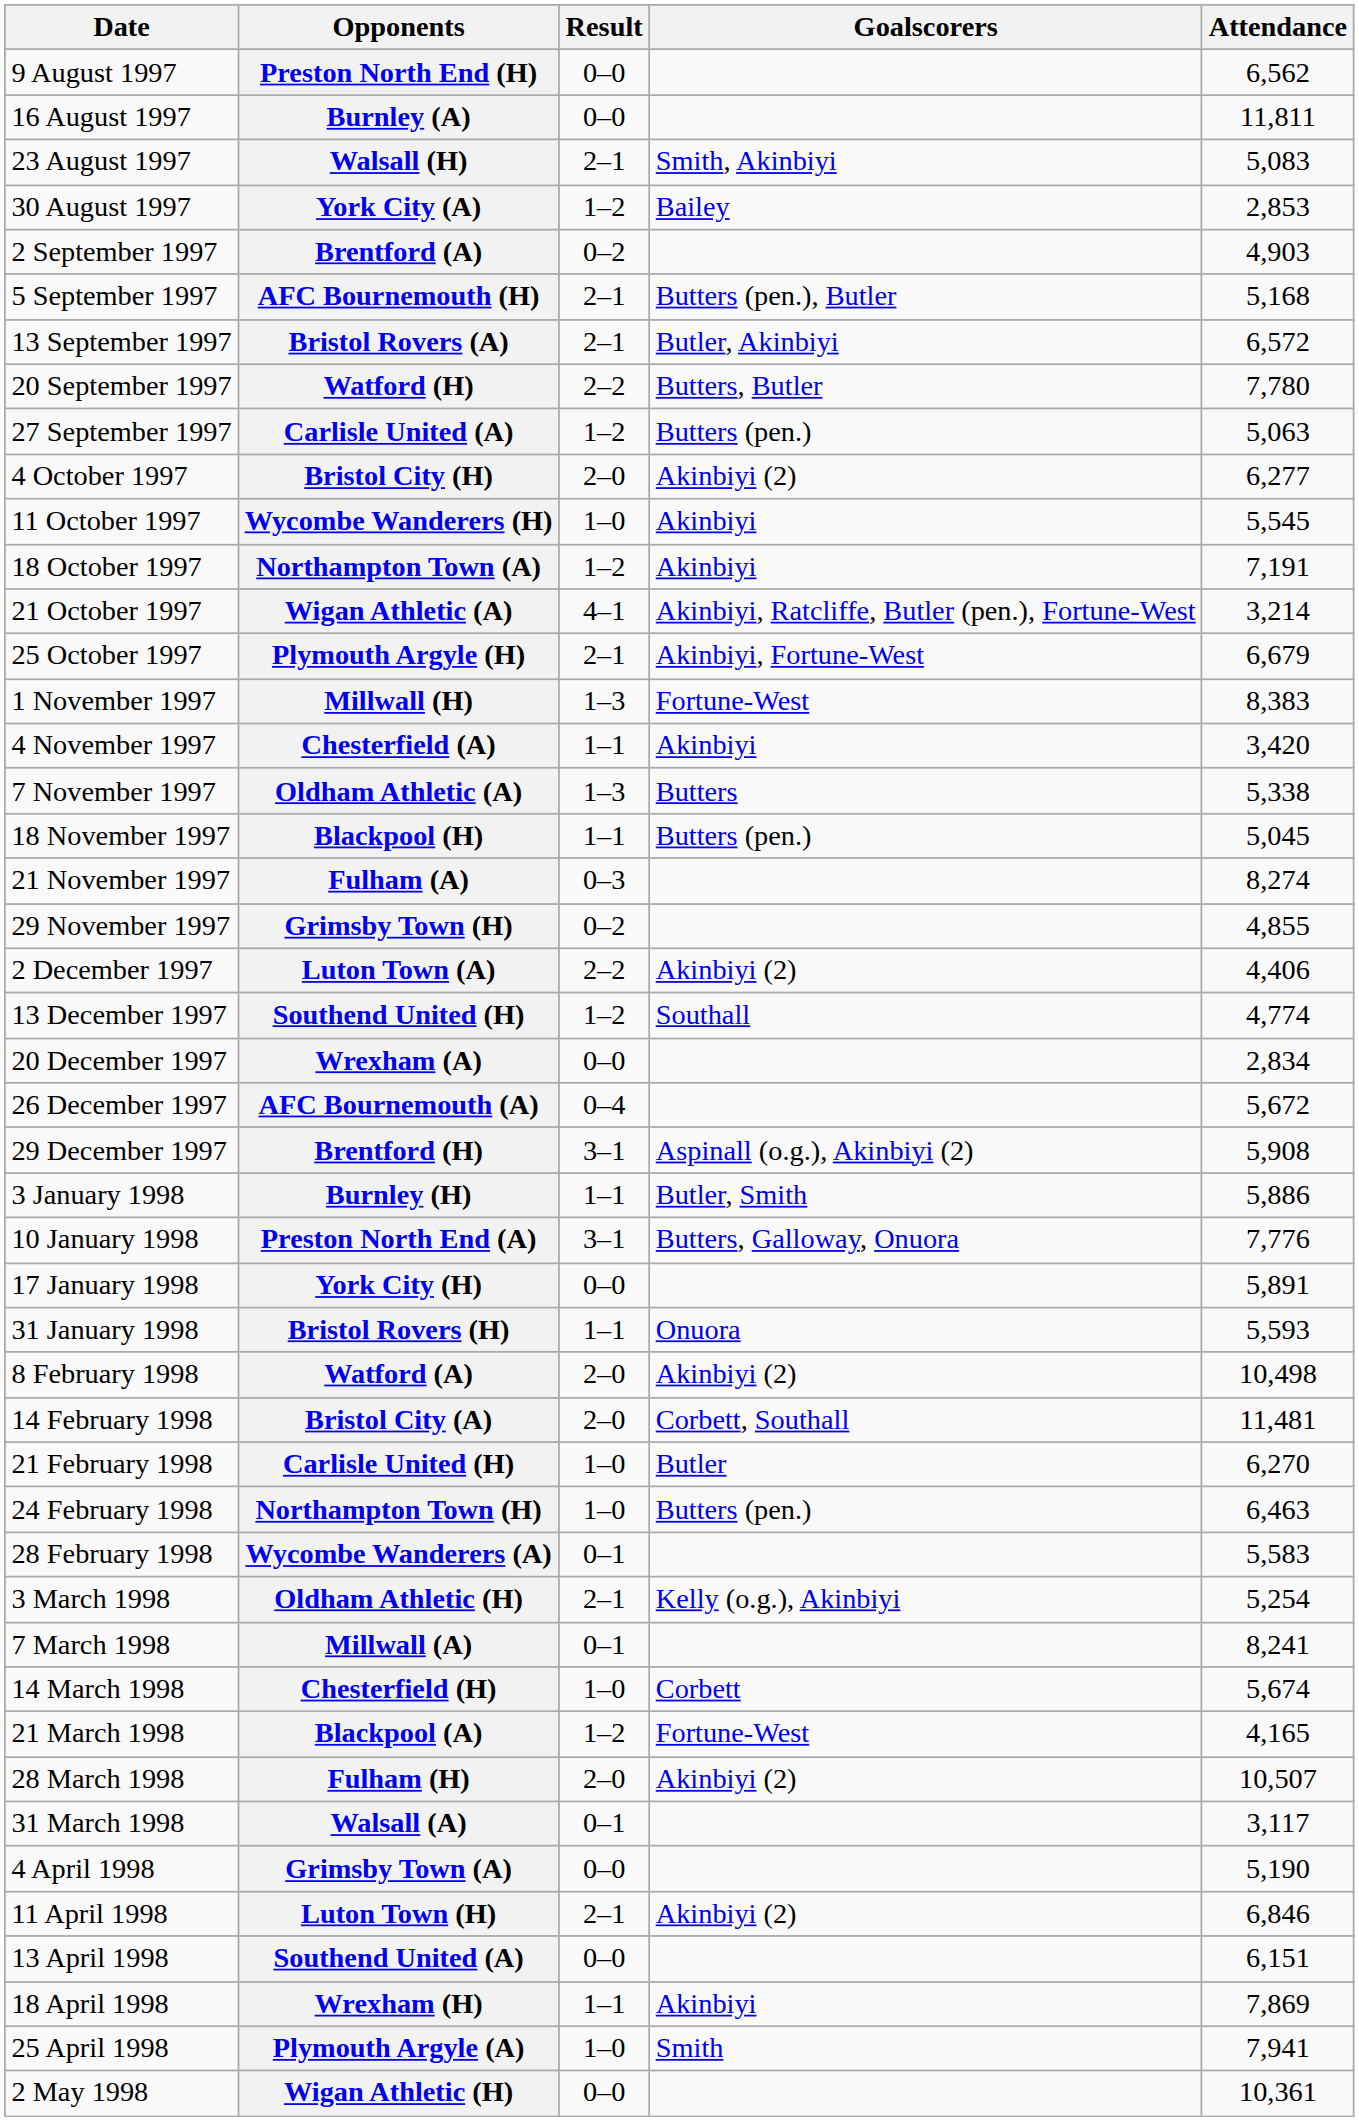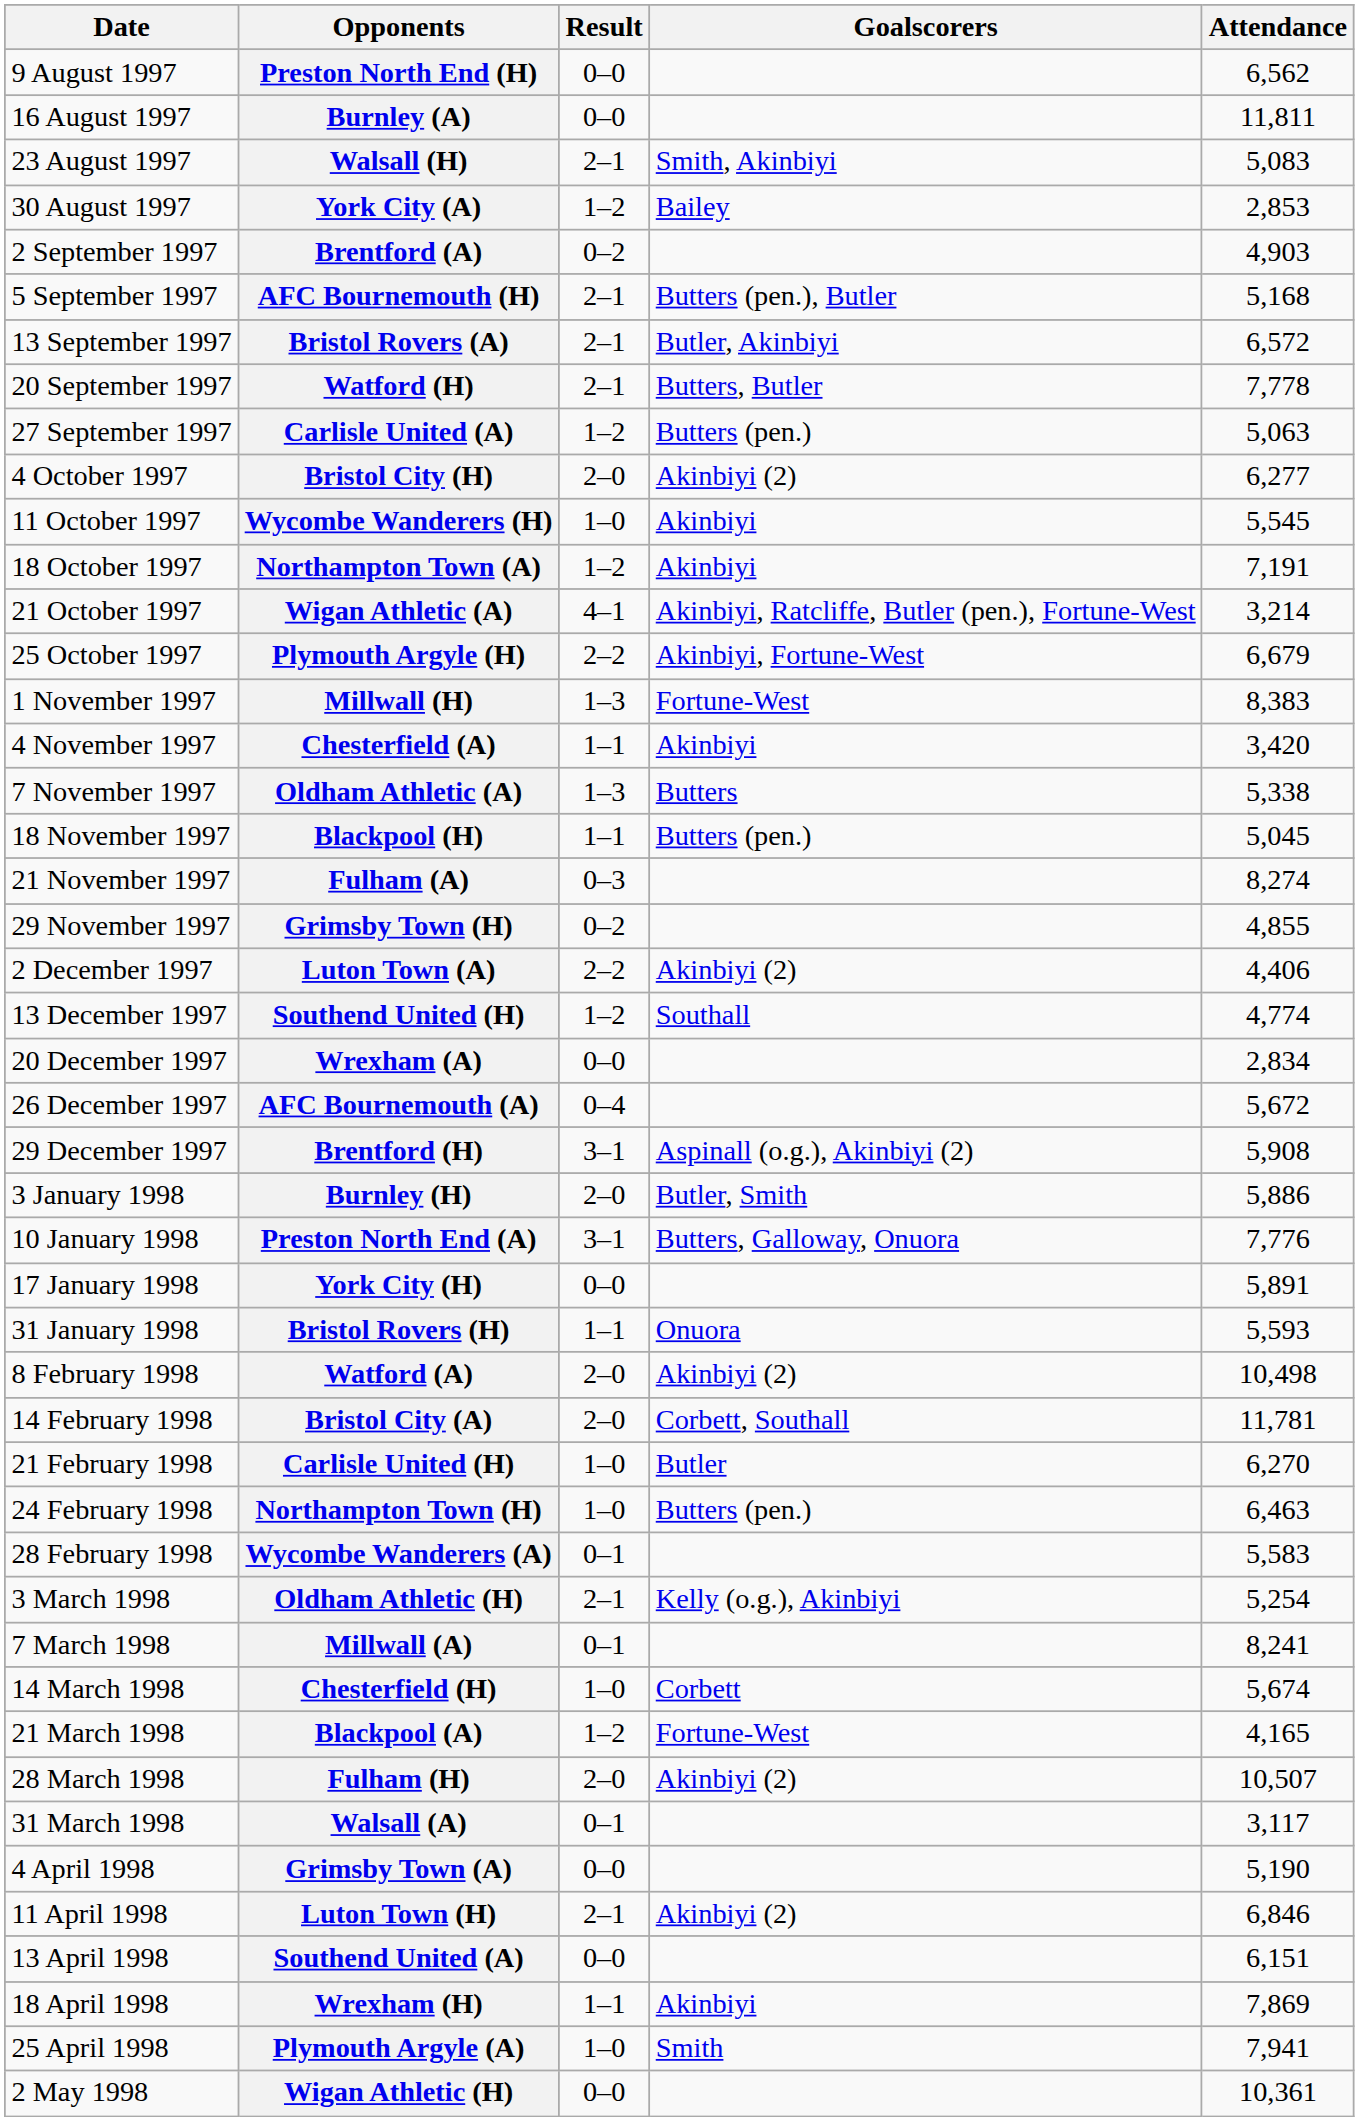(604, 386) 2–2 -> (604, 386) 2–1
(1278, 386) 7,780 -> (1278, 386) 7,778
(604, 655) 2–1 -> (604, 655) 2–2
(604, 1194) 1–1 -> (604, 1194) 2–0
(1278, 1419) 11,481 -> (1278, 1419) 11,781
